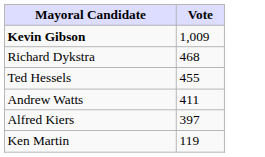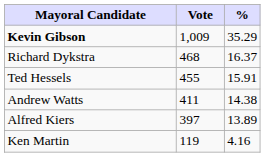+ column: (242, 15)
